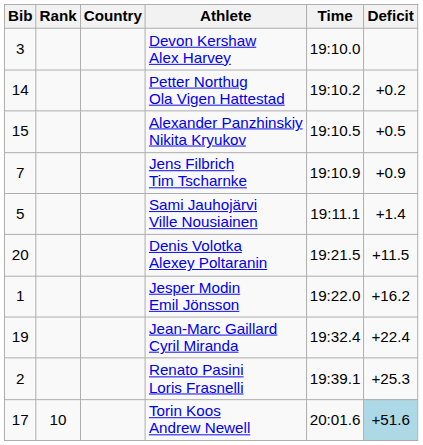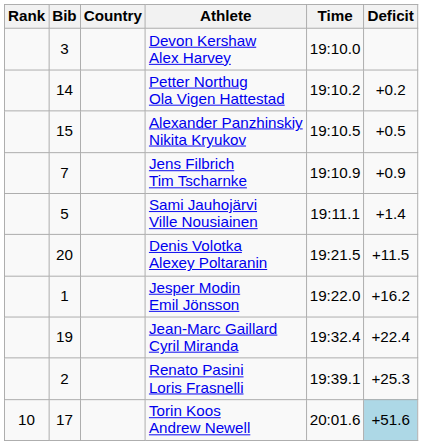columns swapped: (58, 16) <-> (20, 16)
